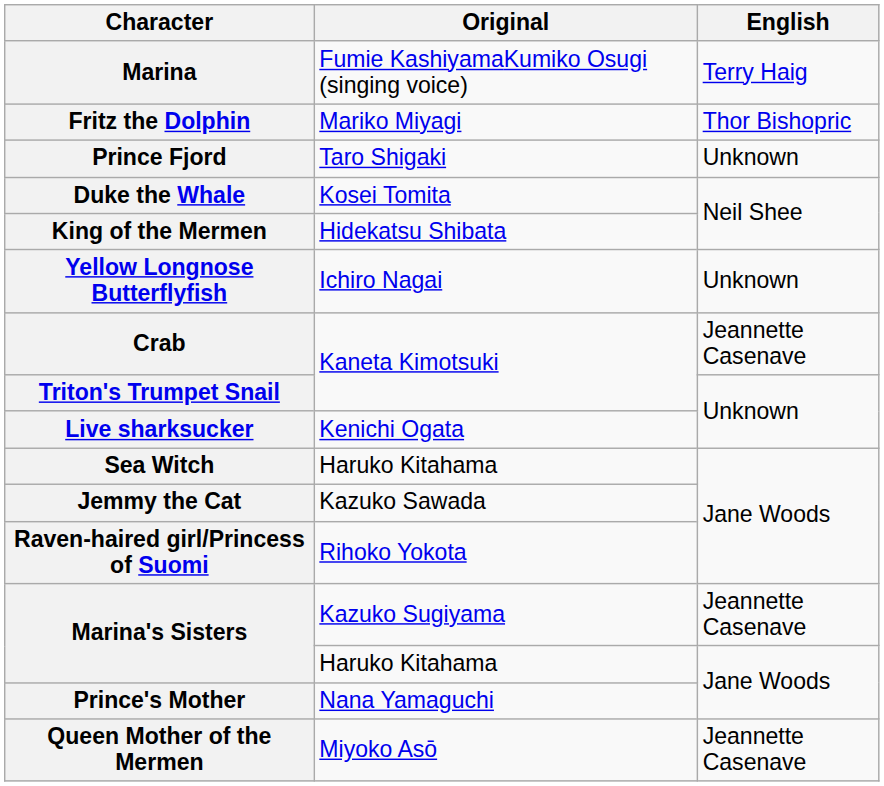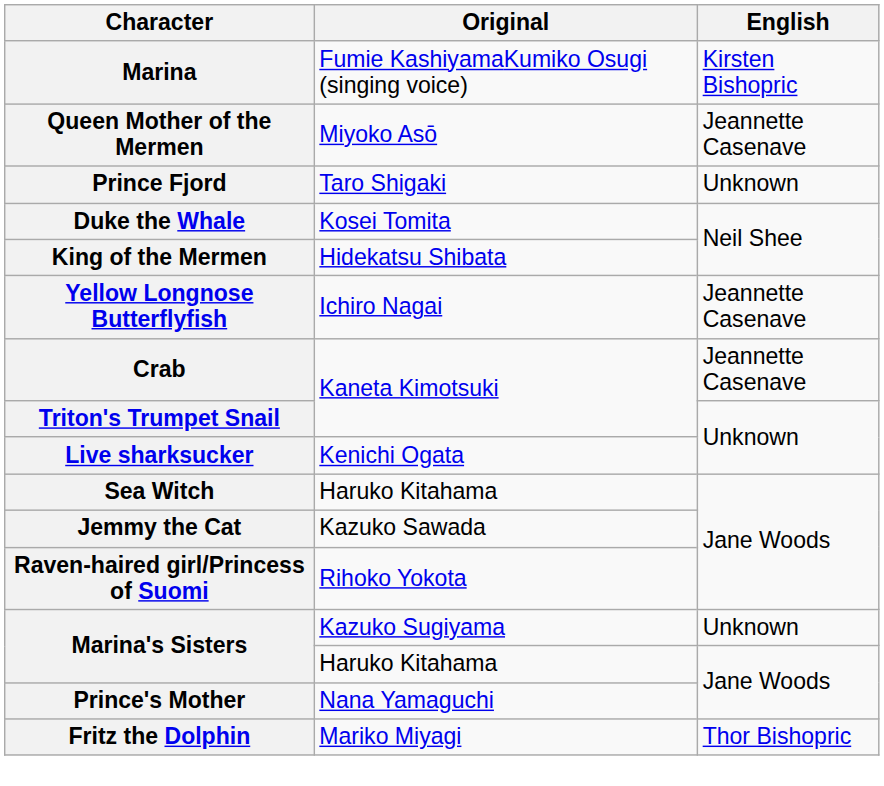(755, 72) Terry Haig -> (750, 72) Kirsten Bishopric
rows swapped: (159, 121) <-> (159, 749)
(751, 280) Unknown -> (755, 306) Jeannette Casenave
(755, 614) Jeannette Casenave -> (751, 627) Unknown
